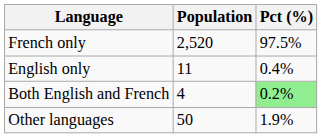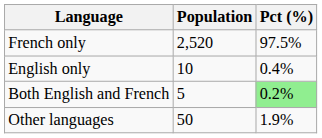(185, 68) 11 -> (185, 68) 10
(181, 94) 4 -> (181, 94) 5
